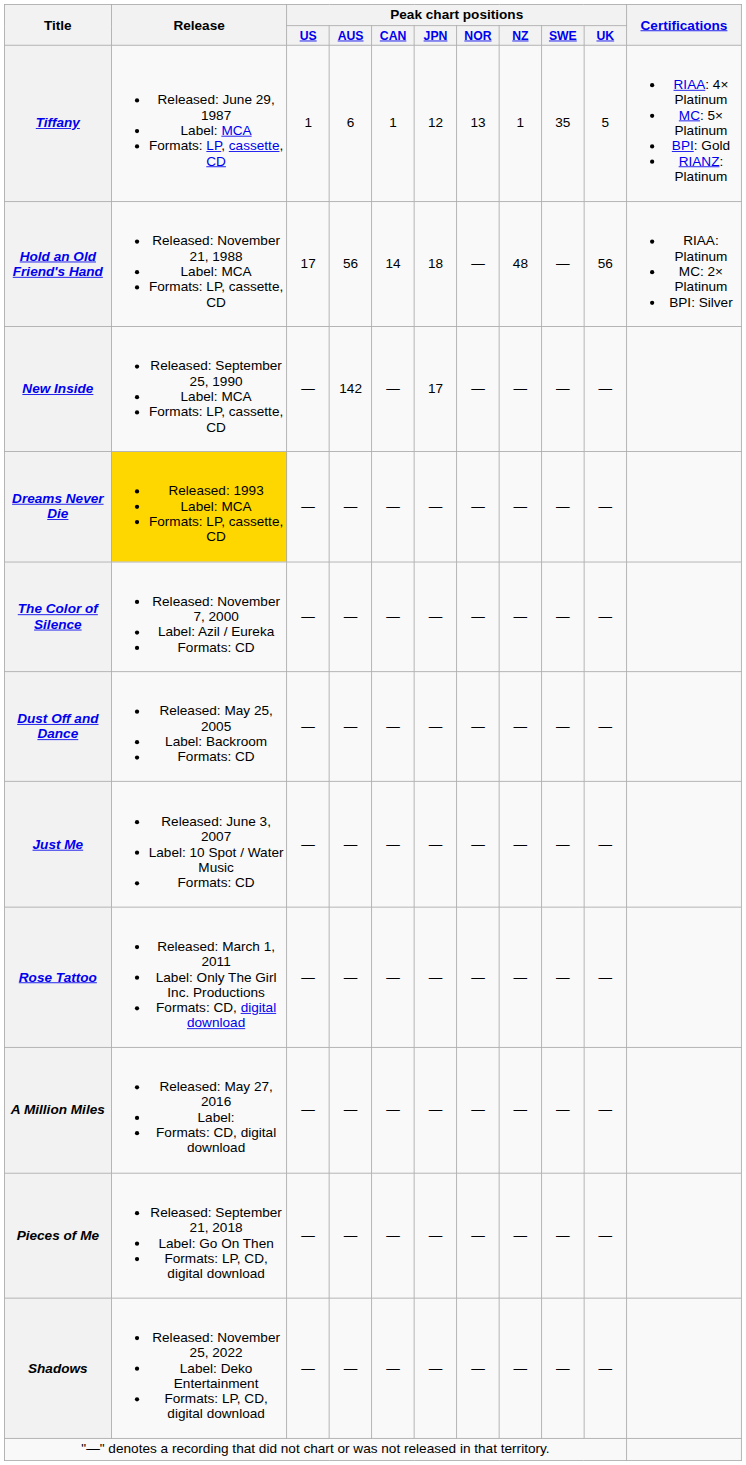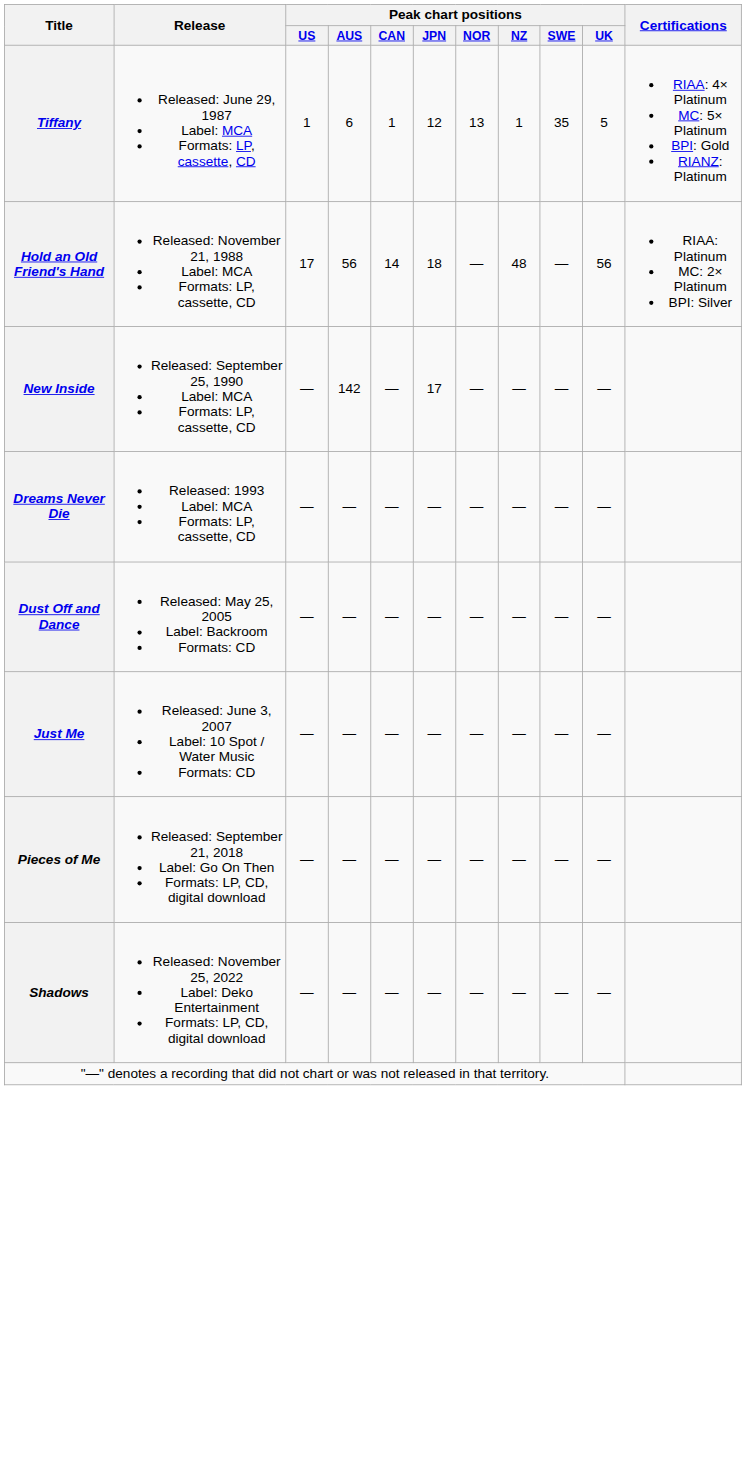(199, 514) gold background -> (200, 514) no background
- row: (58, 616)
- row: (58, 977)
- row: (58, 1110)
